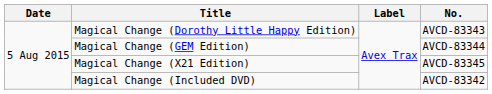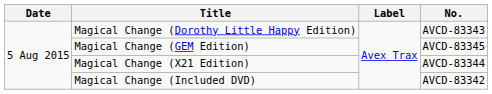(454, 47) AVCD-83344 -> (454, 47) AVCD-83345
(454, 64) AVCD-83345 -> (454, 64) AVCD-83344
